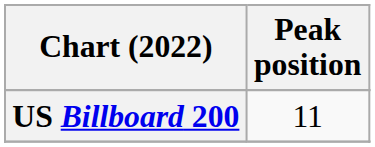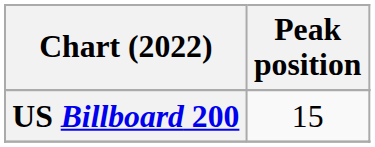(308, 115) 11 -> (308, 115) 15
